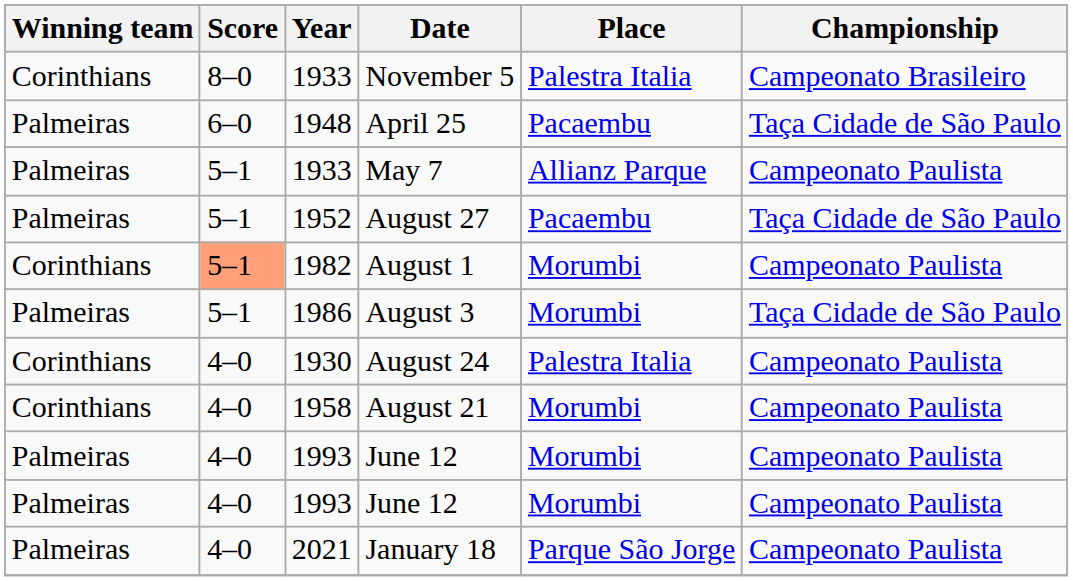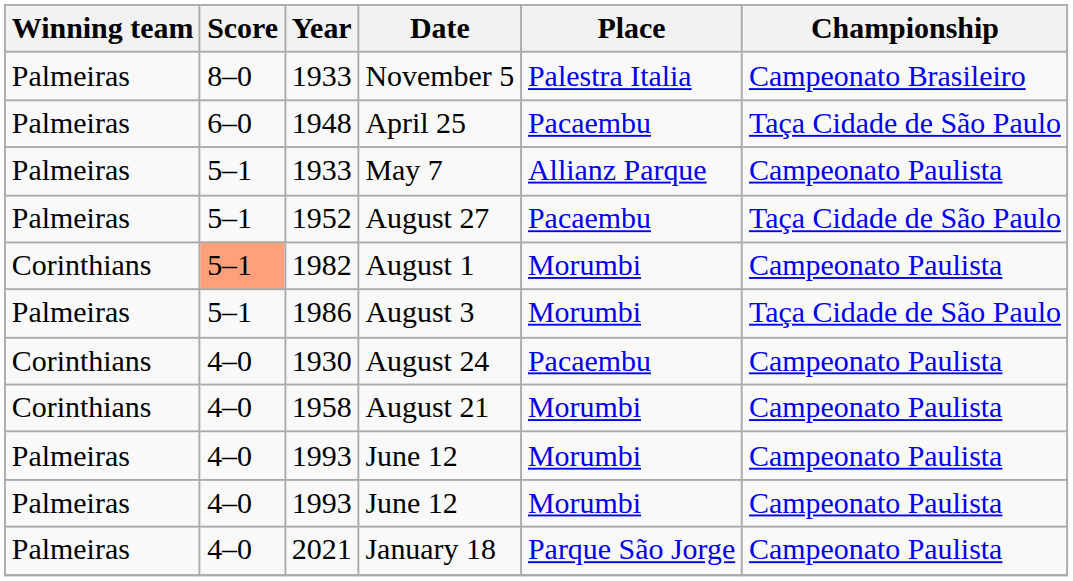(82, 75) Corinthians -> (71, 75) Palmeiras
(610, 360) Palestra Italia -> (589, 360) Pacaembu
